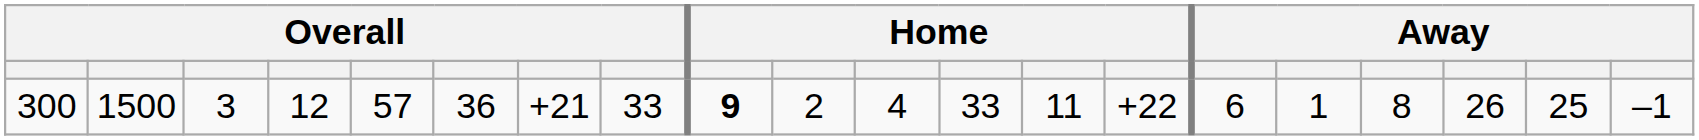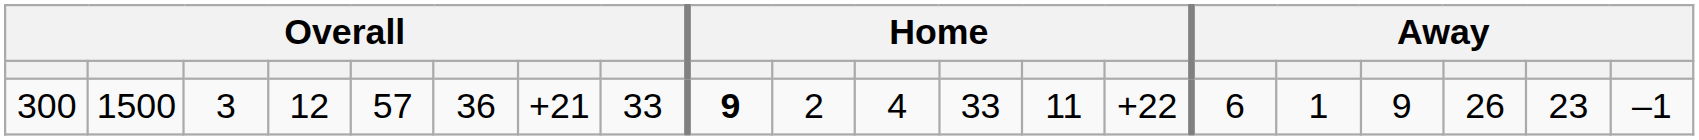(1402, 105) 8 -> (1402, 105) 9
(1568, 105) 25 -> (1568, 105) 23
